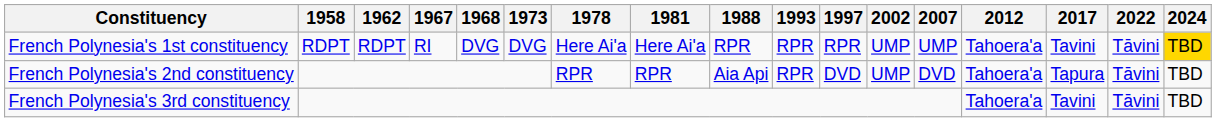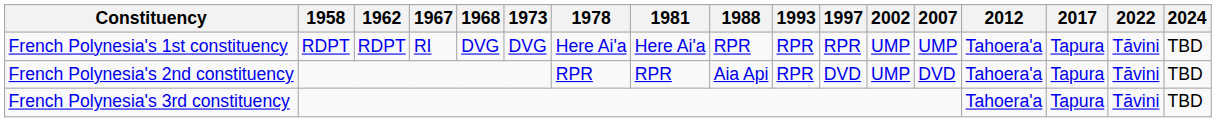(1073, 46) Tavini -> (1077, 46) Tapura
(1185, 46) gold background -> (1185, 46) no background
(1073, 102) Tavini -> (1077, 102) Tapura
